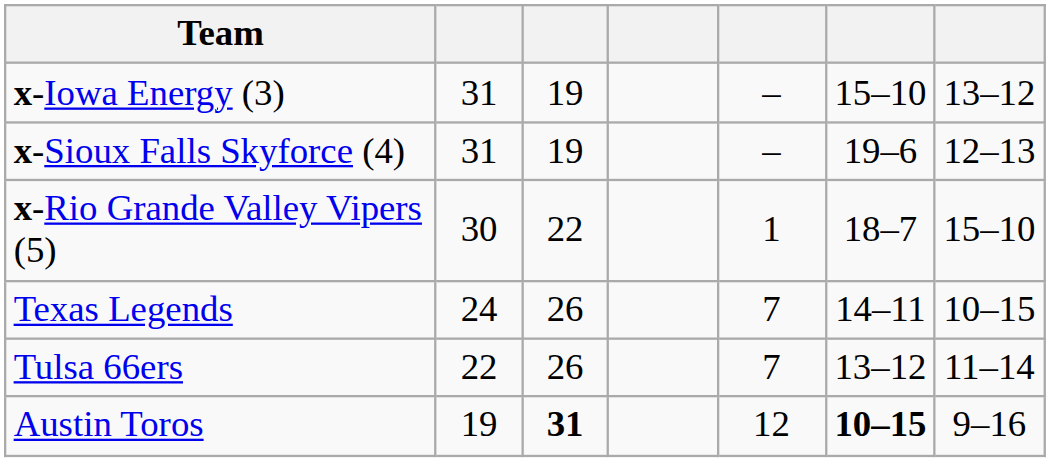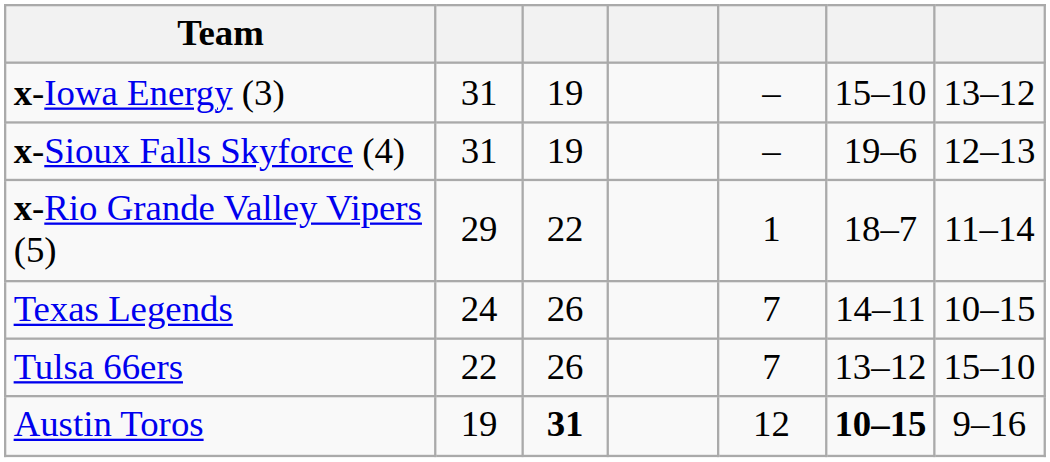(479, 229) 30 -> (479, 229) 29
(989, 229) 15–10 -> (989, 229) 11–14
(989, 366) 11–14 -> (989, 366) 15–10
